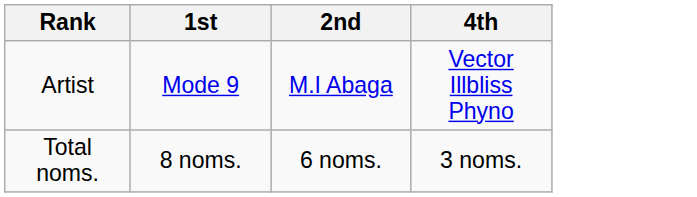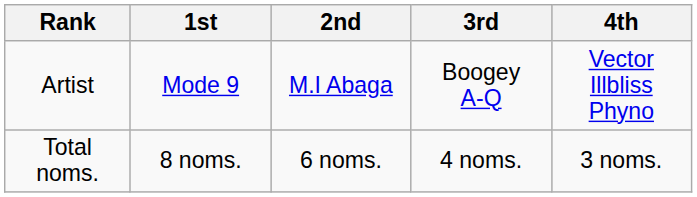+ column: (481, 22)
